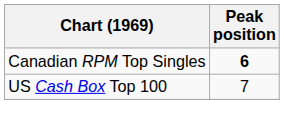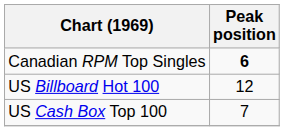+ row: (84, 86)
